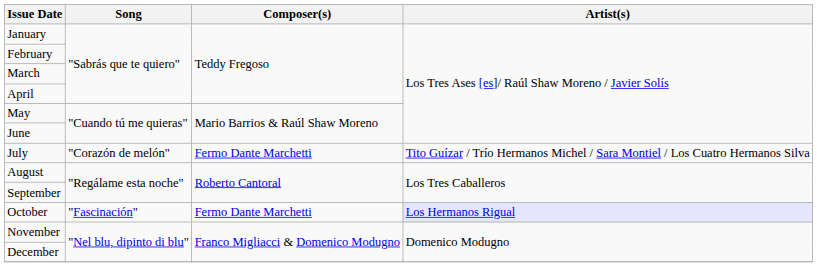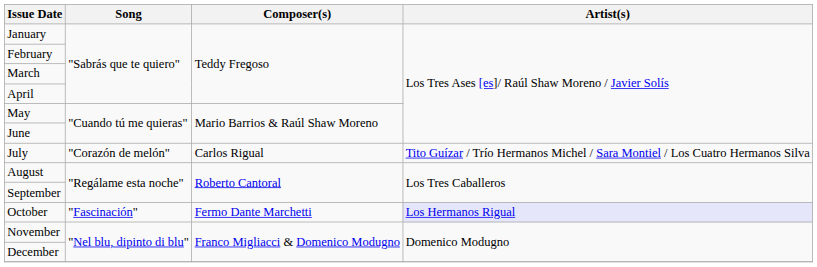(253, 152) Fermo Dante Marchetti -> (229, 152) Carlos Rigual
